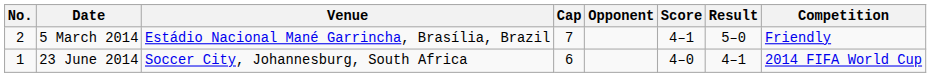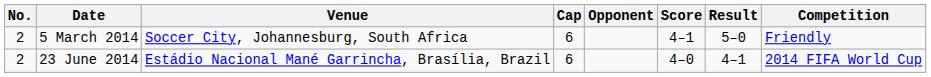(348, 38) Estádio Nacional Mané Garrincha, Brasília, Brazil -> (306, 38) Soccer City, Johannesburg, South Africa
(569, 38) 7 -> (569, 38) 6
(20, 61) 1 -> (20, 61) 2
(306, 61) Soccer City, Johannesburg, South Africa -> (348, 61) Estádio Nacional Mané Garrincha, Brasília, Brazil
